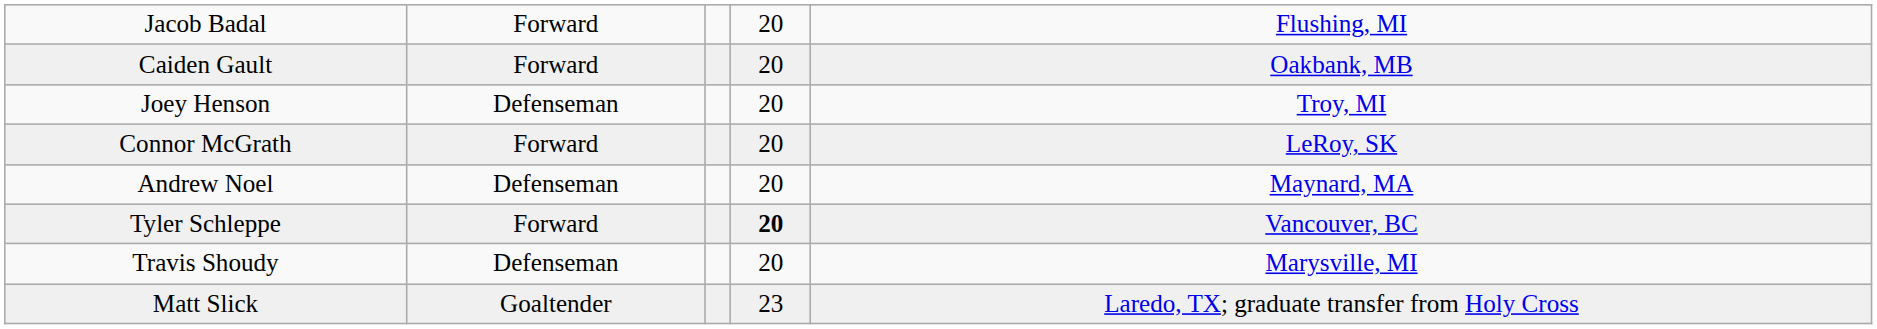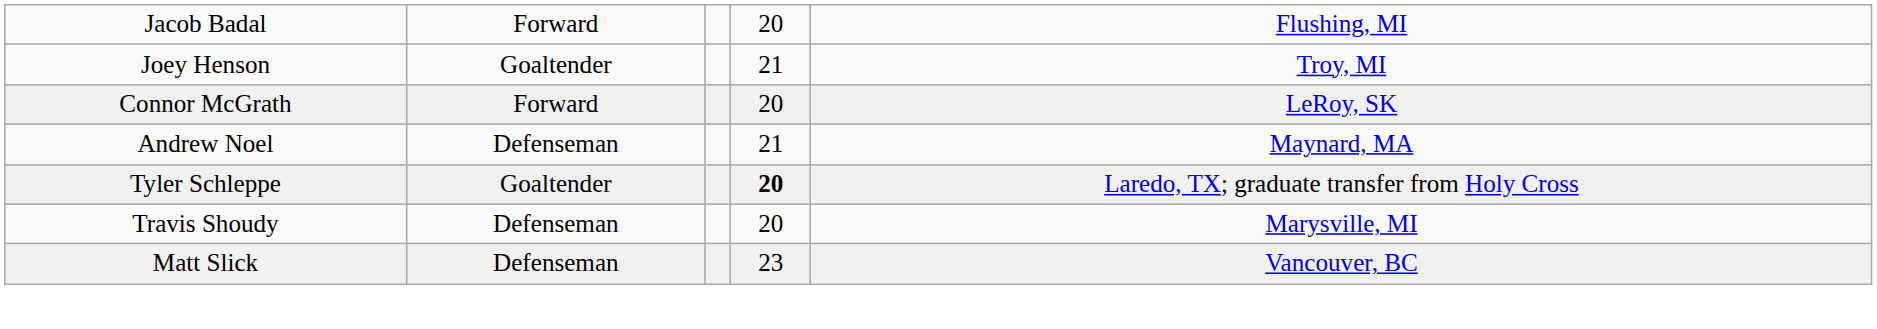- row: (205, 64)
(556, 104) Defenseman -> (556, 64) Goaltender
(771, 104) 20 -> (771, 64) 21
(771, 183) 20 -> (771, 143) 21
(556, 223) Forward -> (556, 183) Goaltender
(1341, 223) Vancouver, BC -> (1341, 183) Laredo, TX; graduate transfer from Holy Cross
(556, 303) Goaltender -> (556, 263) Defenseman
(1341, 303) Laredo, TX; graduate transfer from Holy Cross -> (1341, 263) Vancouver, BC
